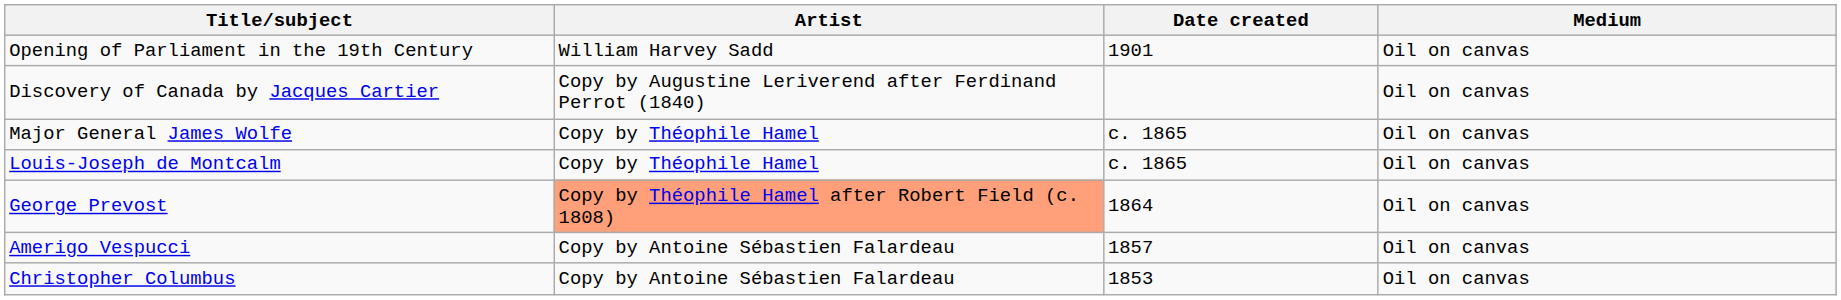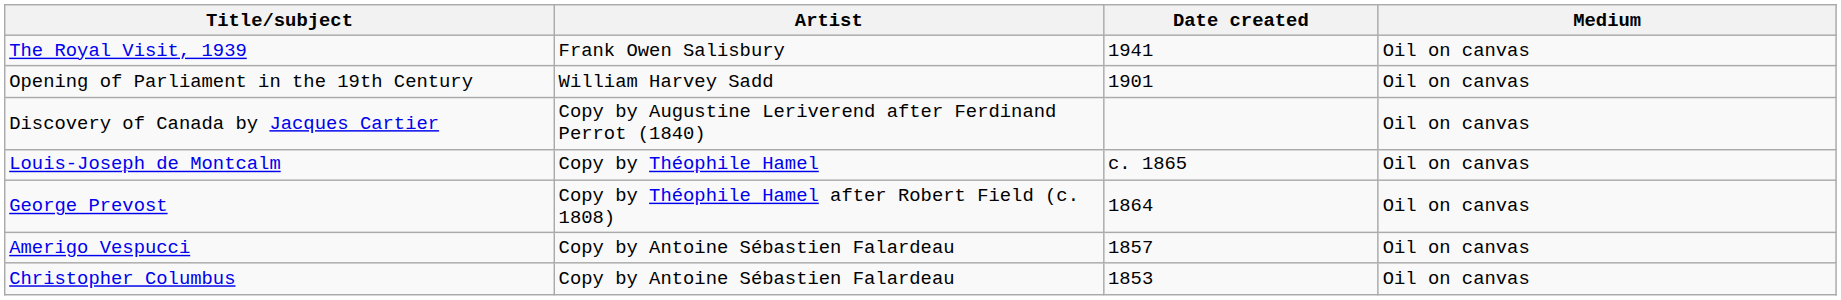+ row: (128, 51)
- row: (151, 134)
(819, 206) lightsalmon background -> (819, 206) no background
